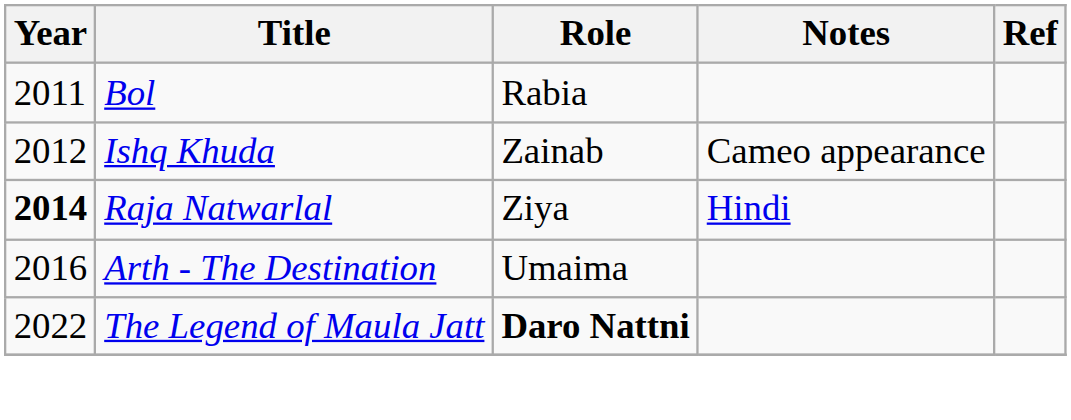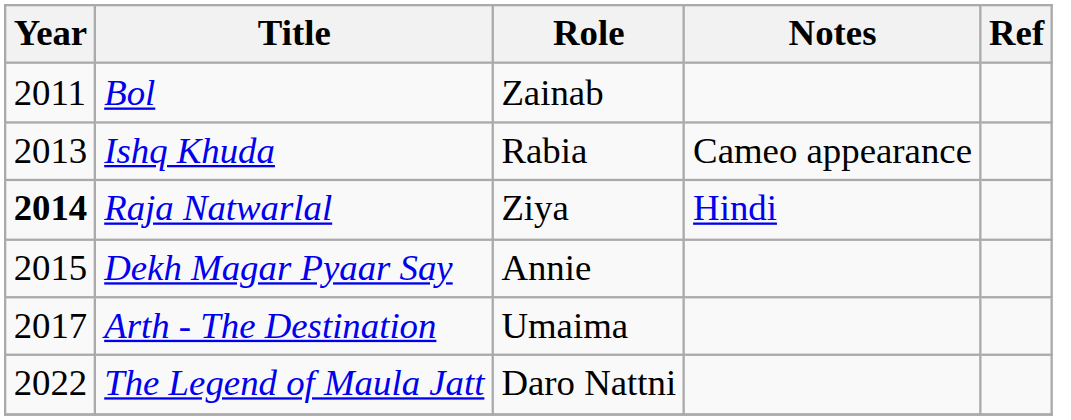(544, 92) Rabia -> (552, 92) Zainab
(50, 150) 2012 -> (50, 150) 2013
(552, 150) Zainab -> (544, 150) Rabia
+ row: (278, 267)
(50, 267) 2016 -> (50, 325) 2017
(596, 325) bold -> (589, 383) normal
